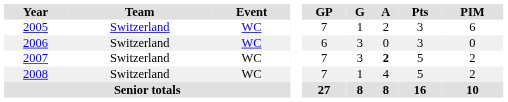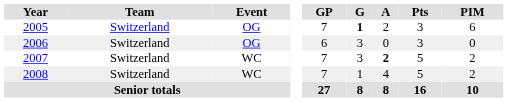(251, 27) WC -> (251, 27) OG
(360, 27) normal -> (360, 27) bold
(251, 43) WC -> (251, 43) OG
